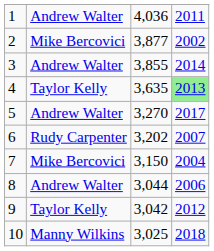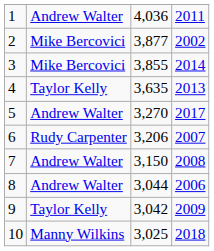(76, 64) Andrew Walter -> (78, 64) Mike Bercovici
(190, 88) lightgreen background -> (190, 88) no background
(151, 137) 3,202 -> (151, 137) 3,206
(78, 161) Mike Bercovici -> (76, 161) Andrew Walter
(190, 161) 2004 -> (190, 161) 2008
(190, 209) 2012 -> (190, 209) 2009
